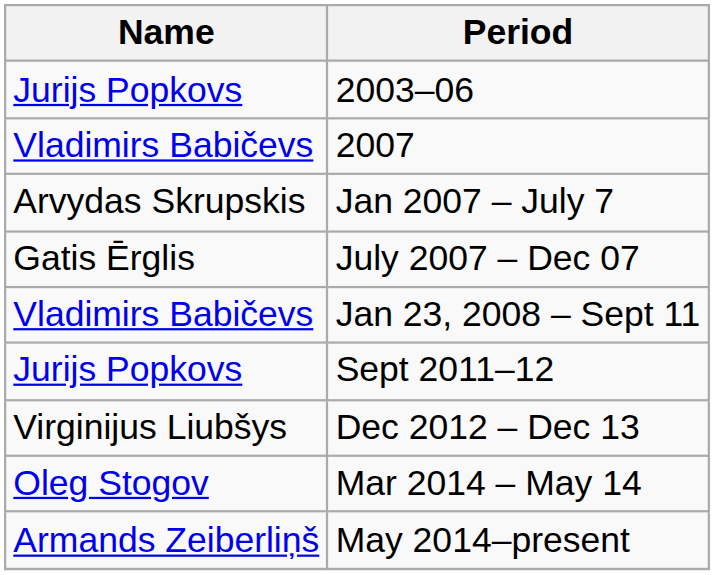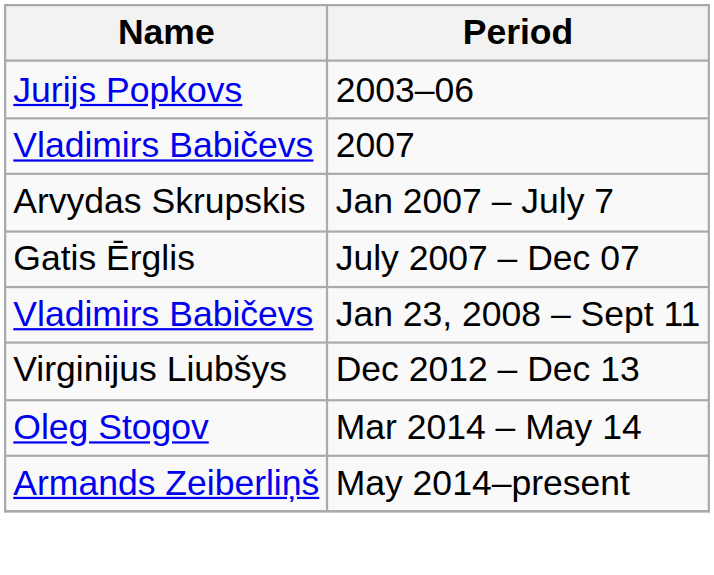- row: (445, 370)
